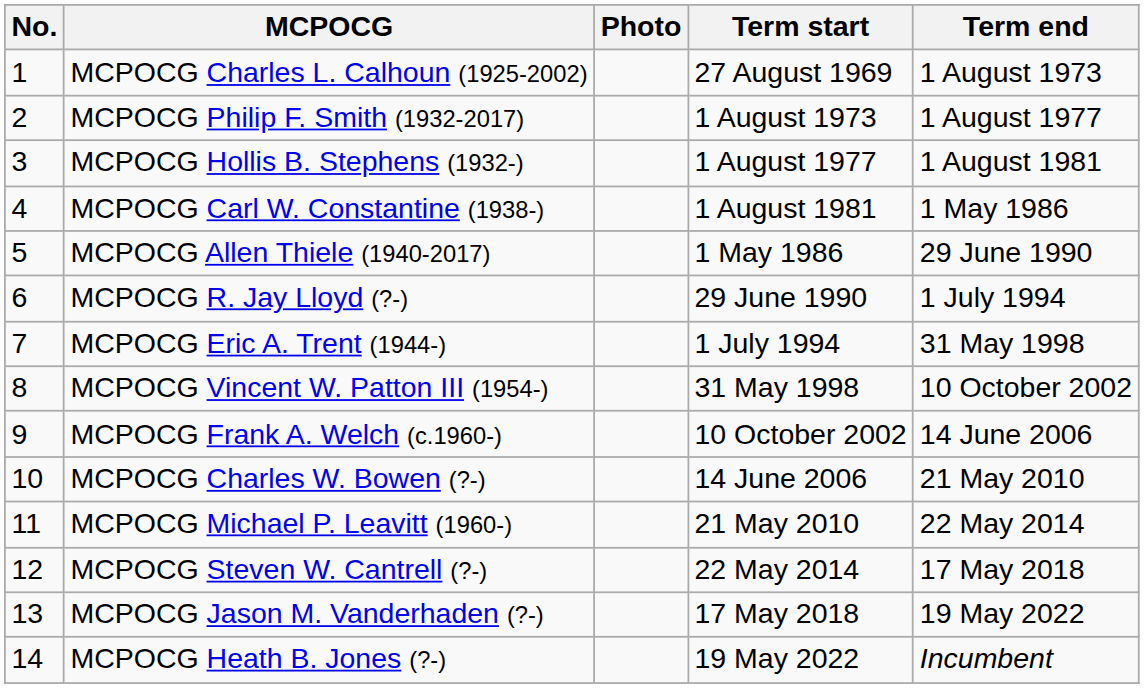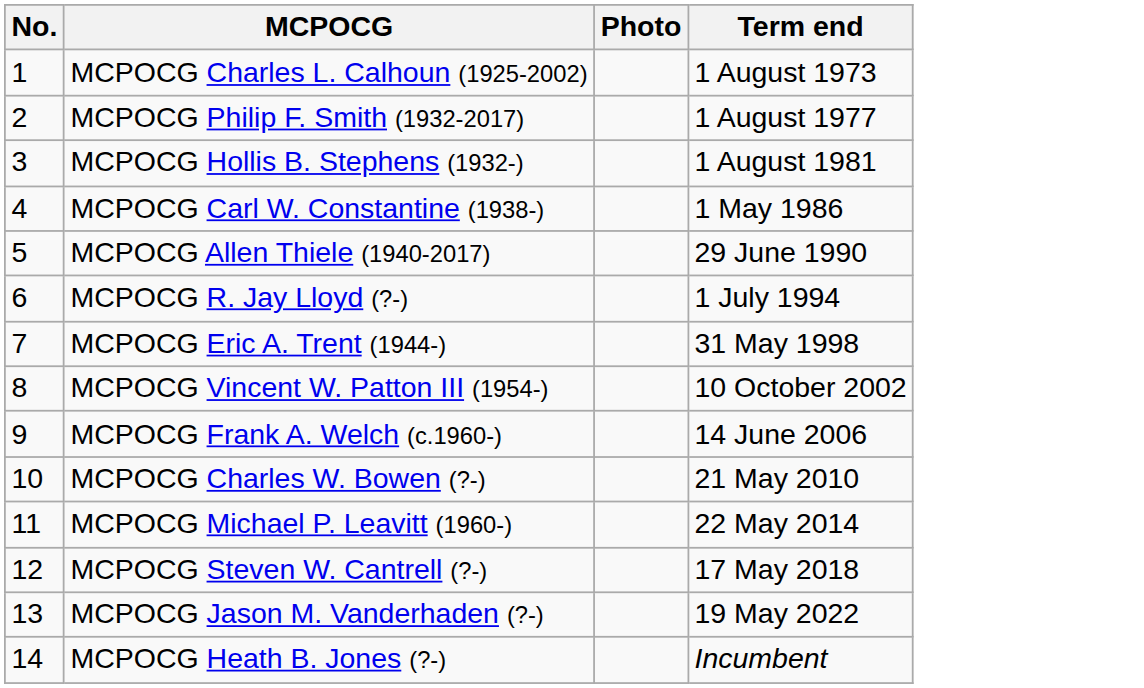- column: (801, 27)
